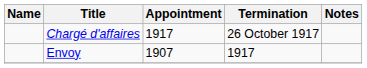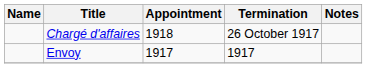(159, 33) 1917 -> (159, 33) 1918
(159, 53) 1907 -> (159, 53) 1917
